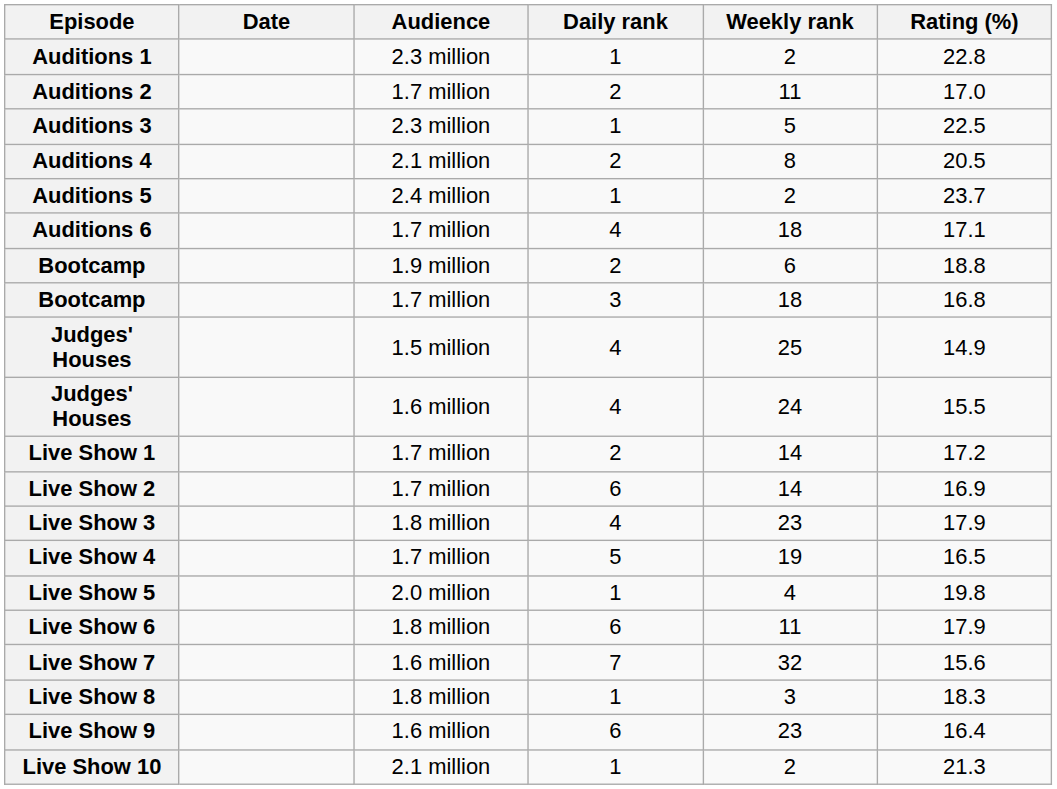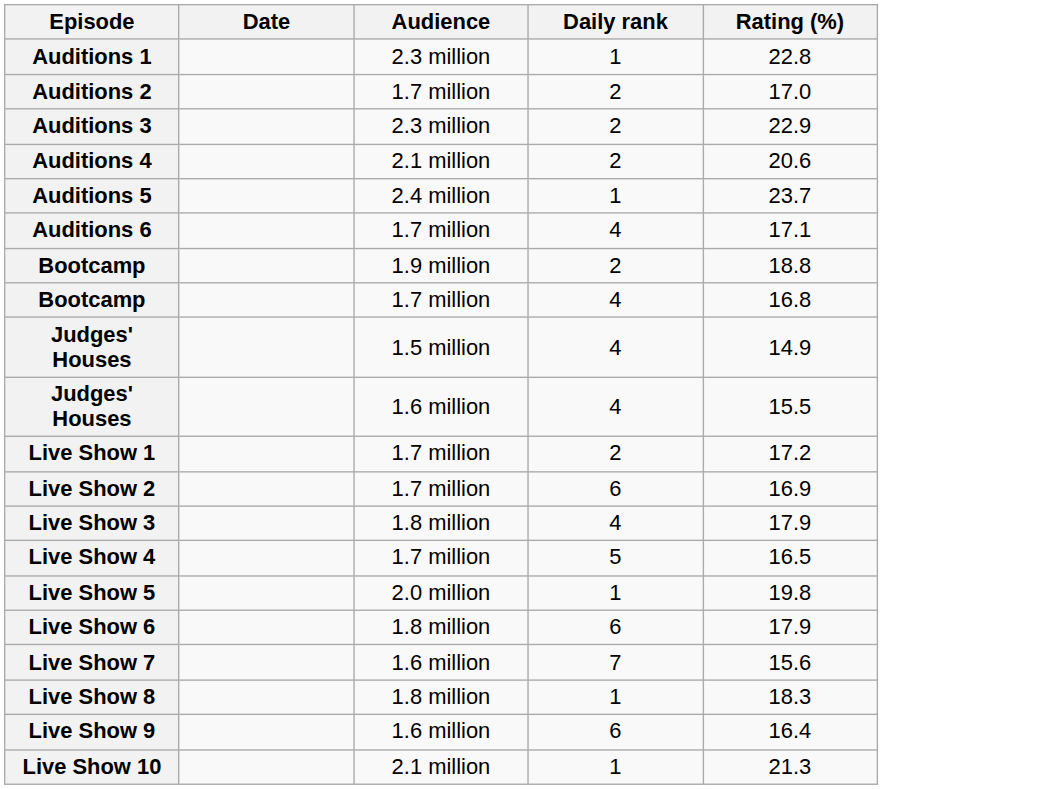- column: (790, 21)
(615, 126) 1 -> (615, 126) 2
(964, 126) 22.5 -> (790, 126) 22.9
(964, 160) 20.5 -> (790, 160) 20.6
(615, 299) 3 -> (615, 299) 4
